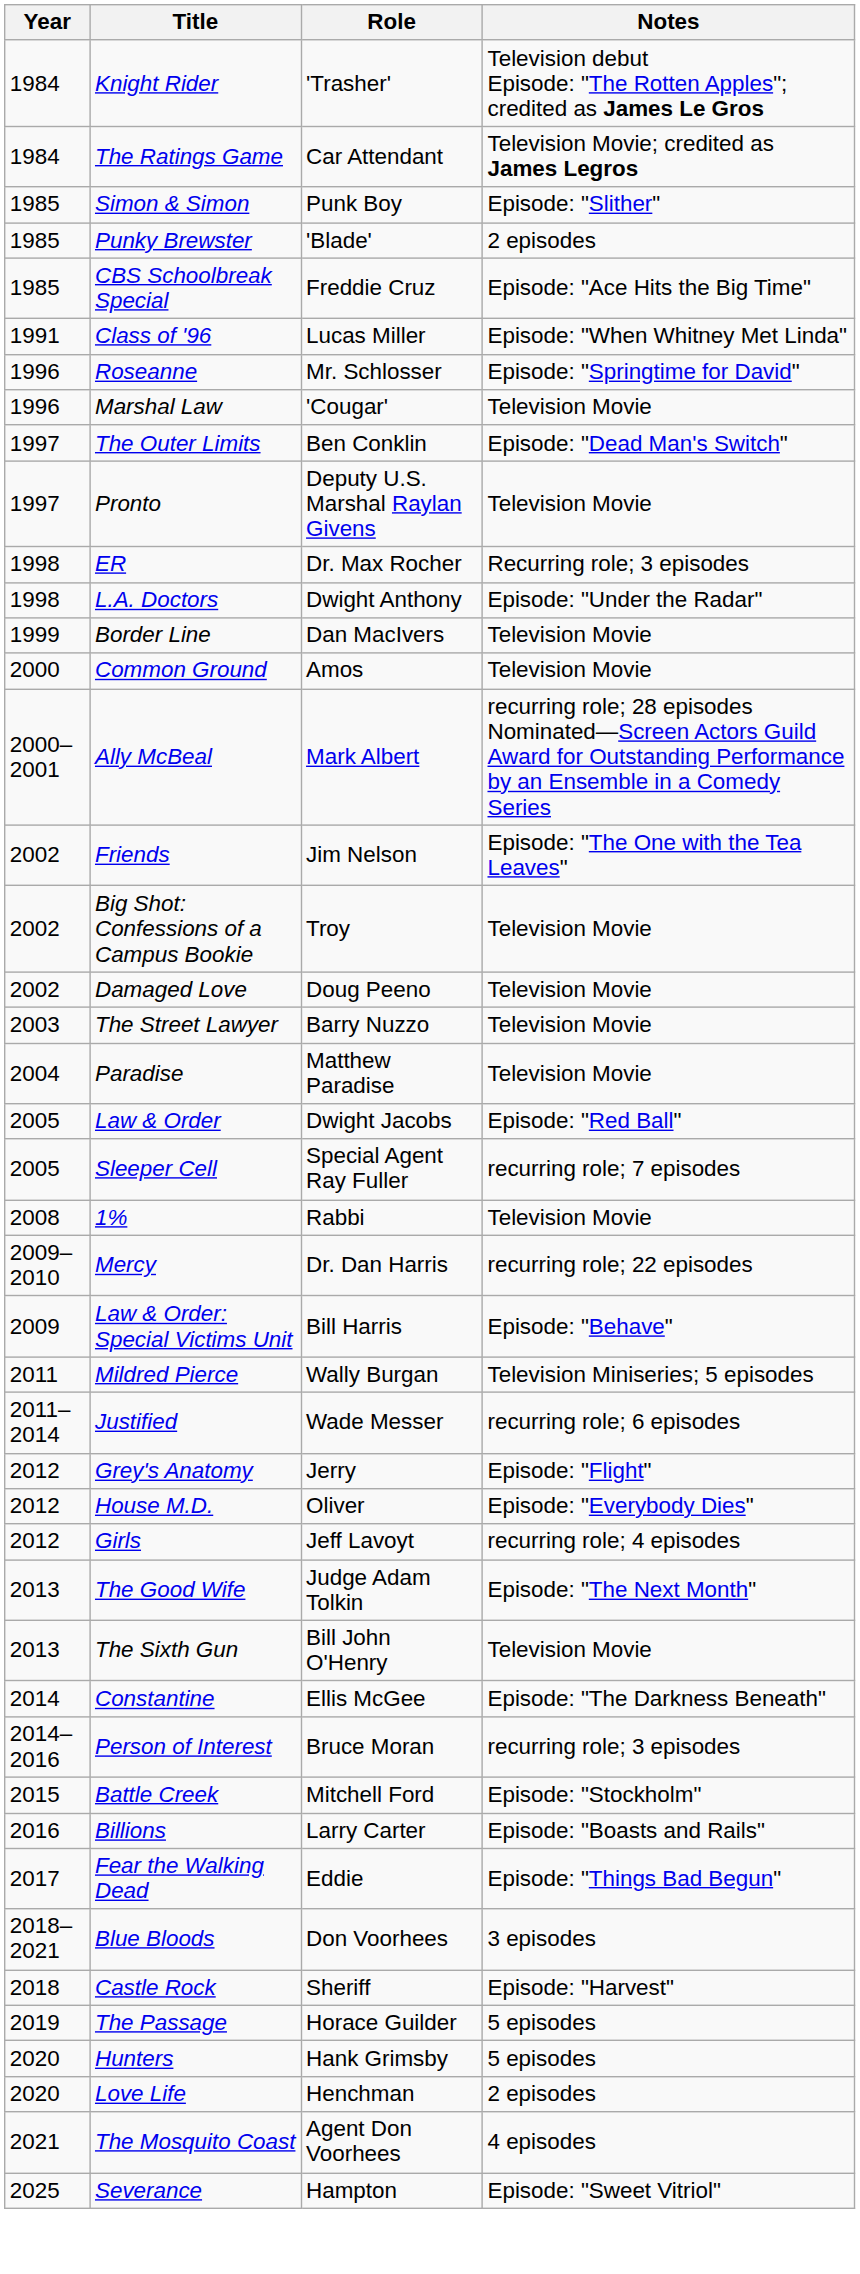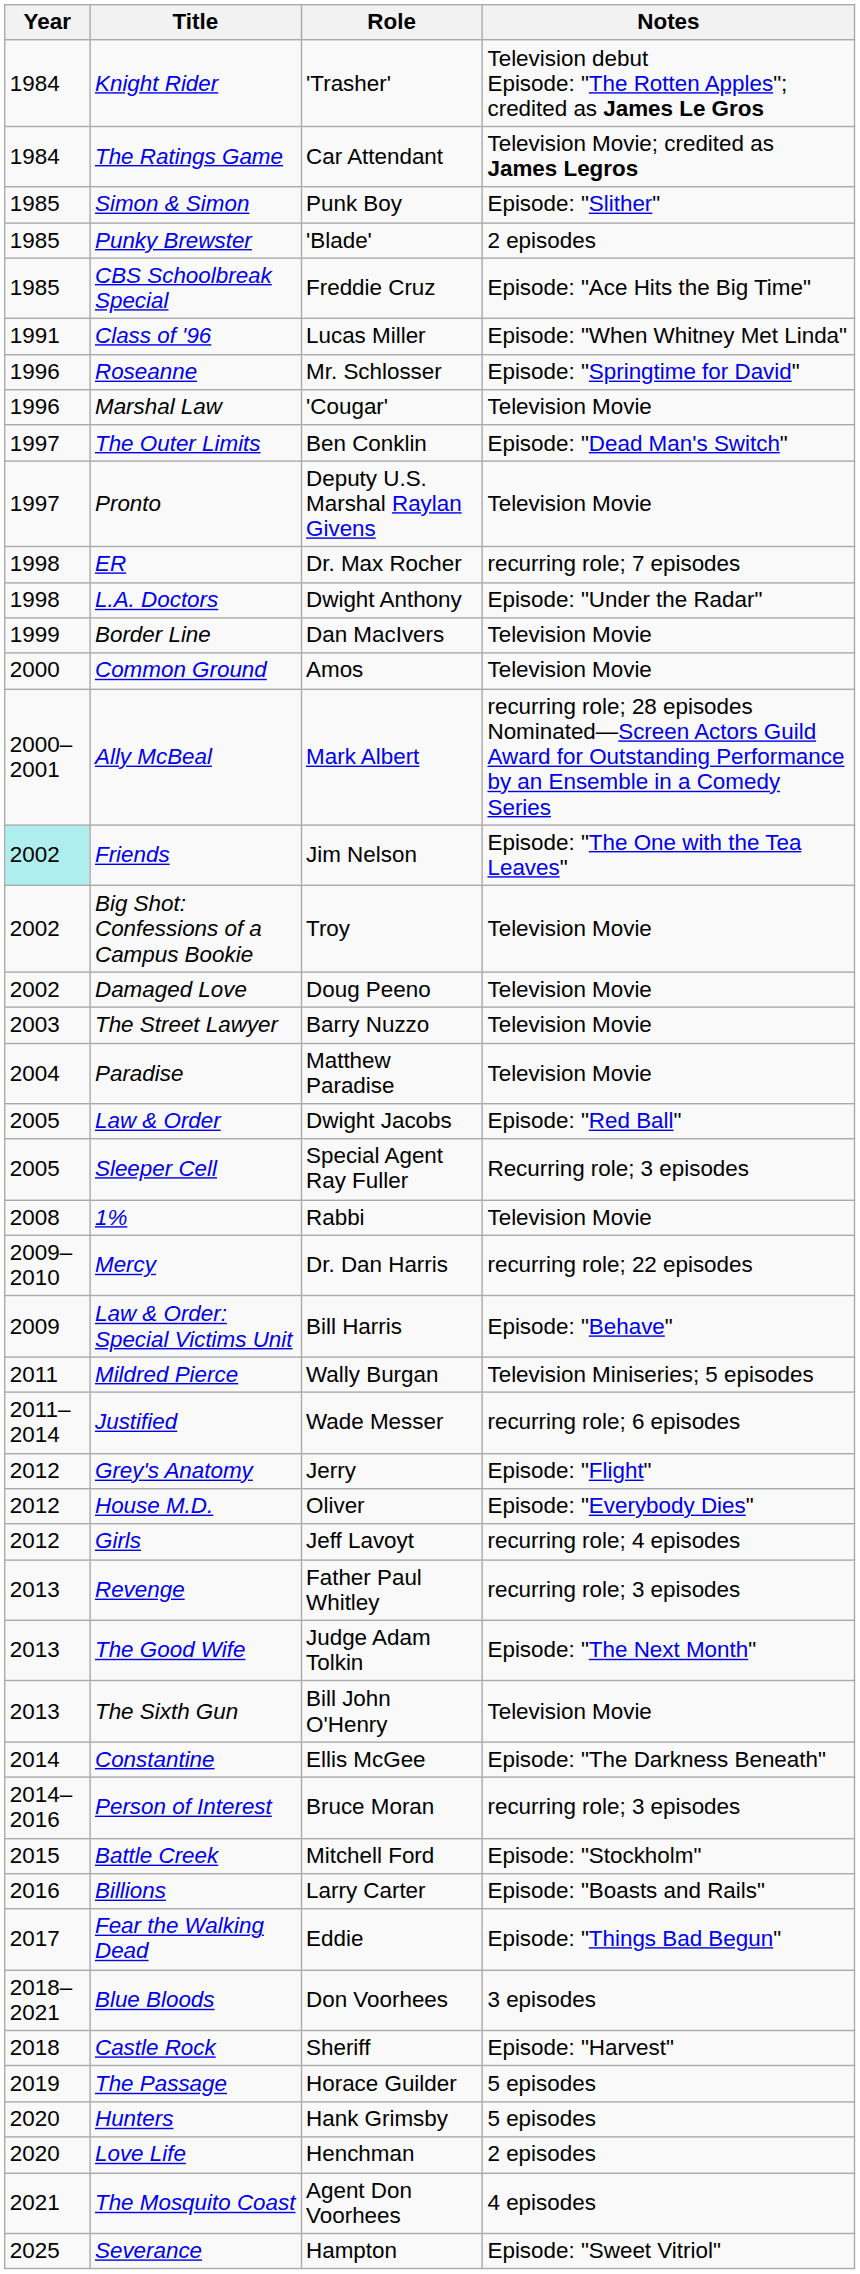(618, 564) Recurring role; 3 episodes -> (614, 564) recurring role; 7 episodes
(35, 855) no background -> (35, 855) paleturquoise background
(614, 1169) recurring role; 7 episodes -> (618, 1169) Recurring role; 3 episodes
+ row: (140, 1589)
